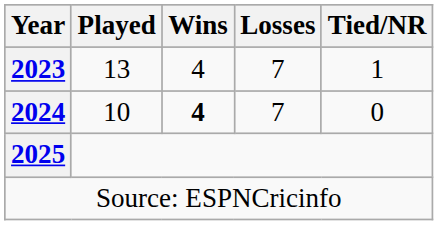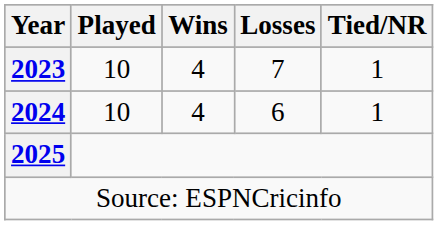(117, 68) 13 -> (117, 68) 10
(198, 111) bold -> (198, 111) normal
(278, 111) 7 -> (278, 111) 6
(377, 111) 0 -> (377, 111) 1
